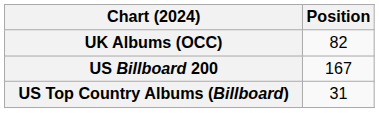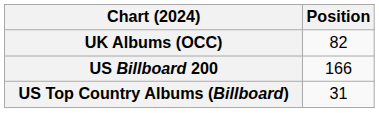(338, 68) 167 -> (338, 68) 166
